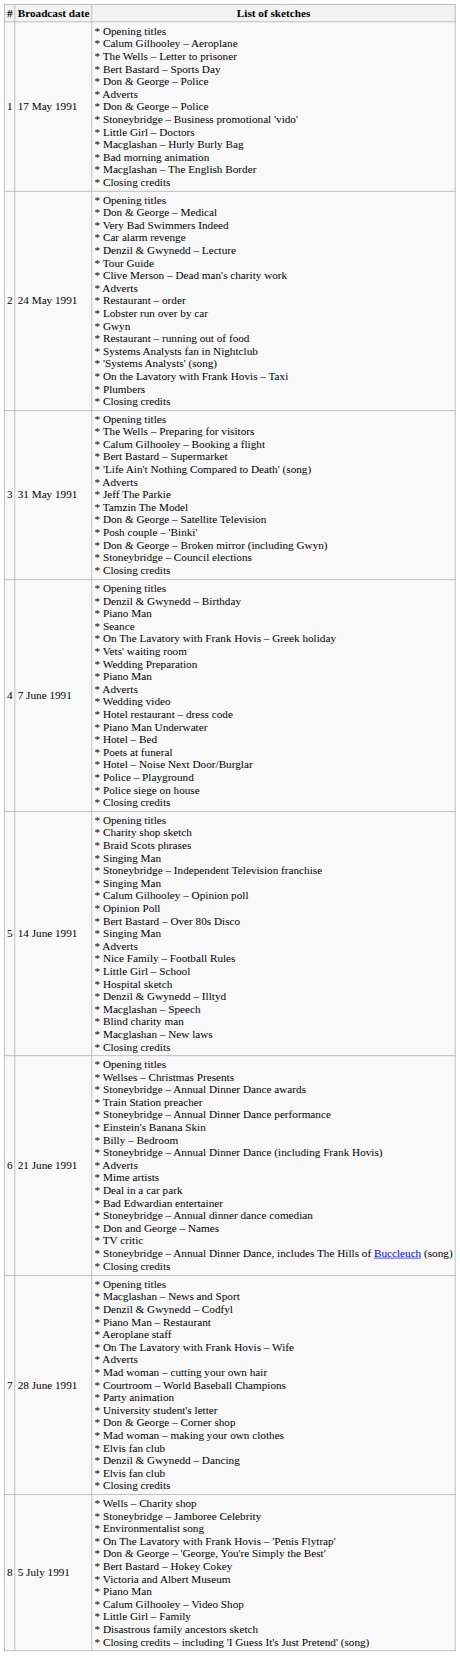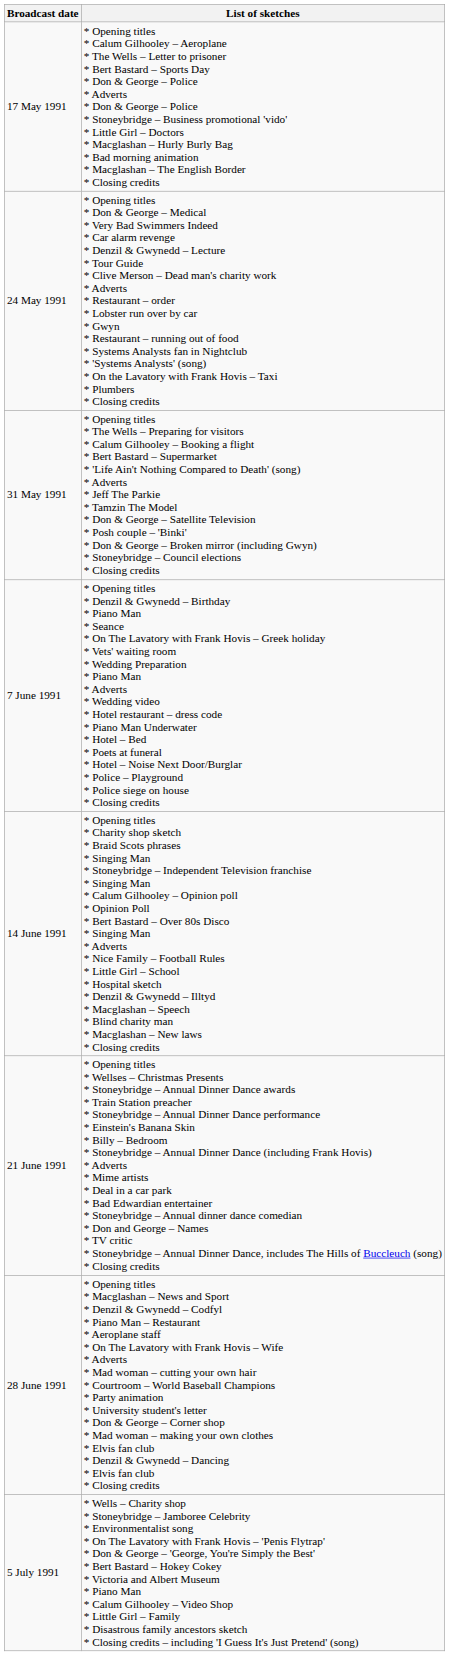- column: (10, 13)
